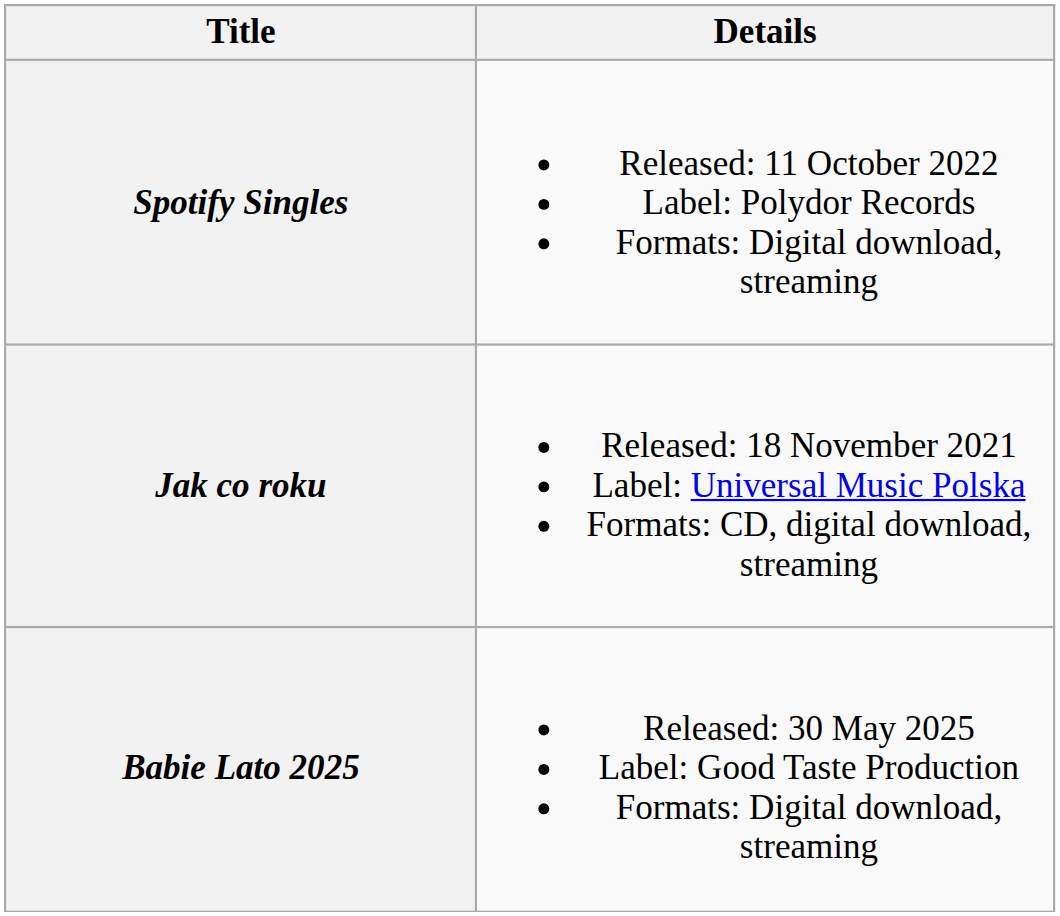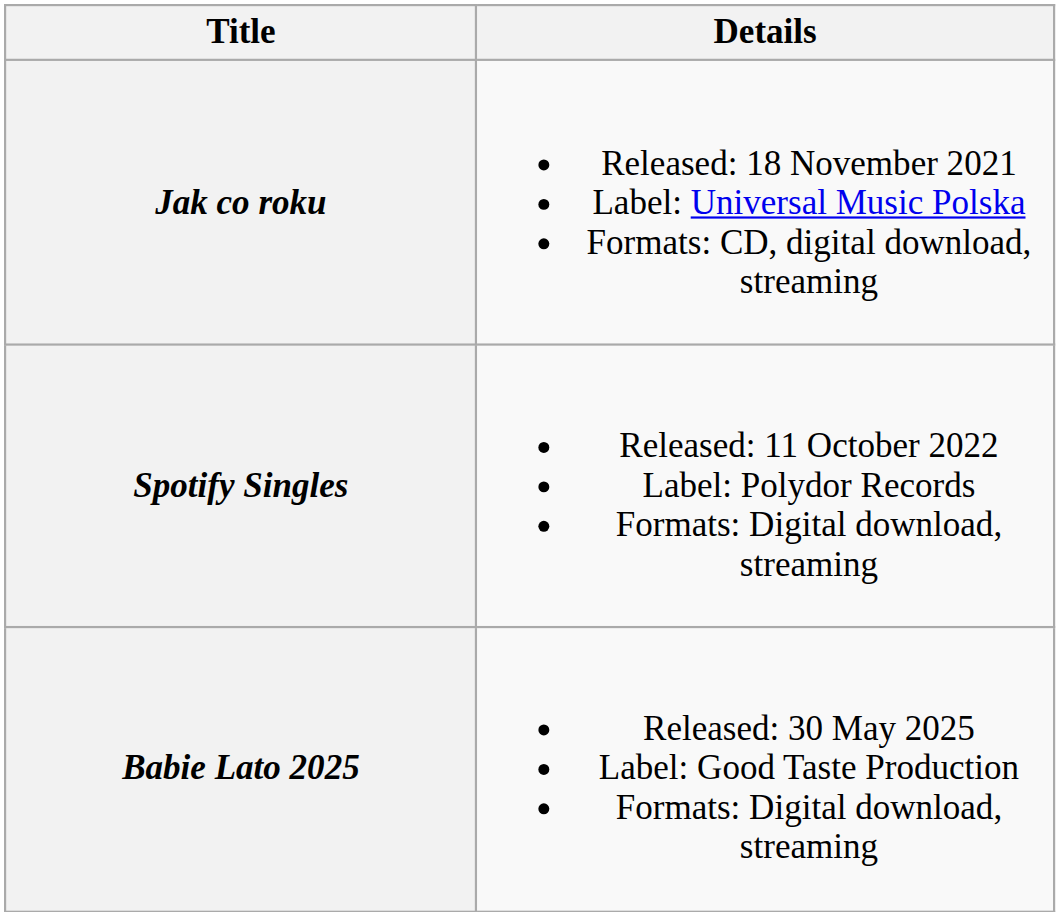rows swapped: (241, 485) <-> (241, 201)
